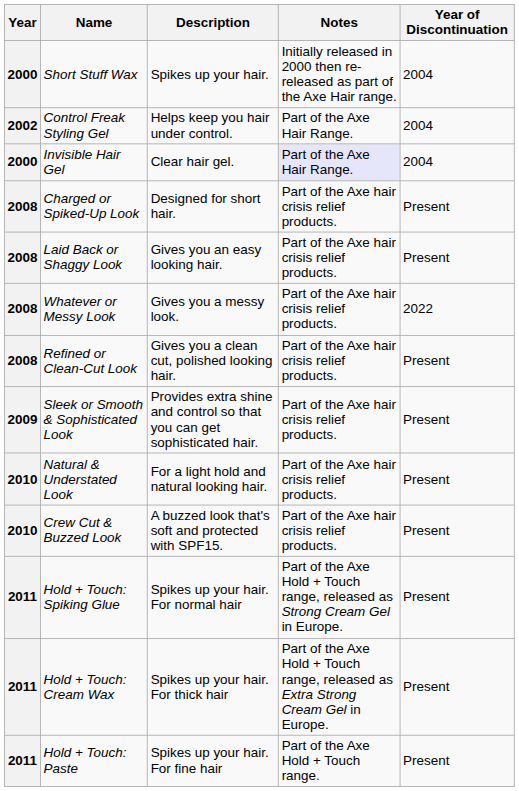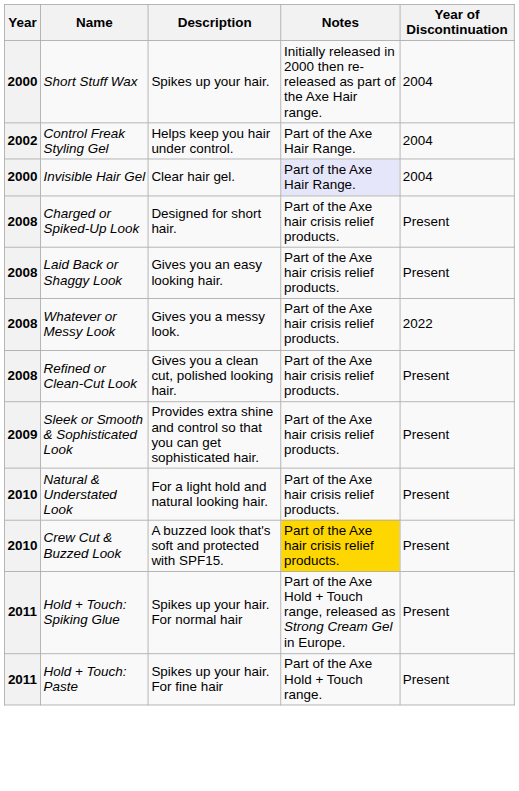(339, 530) no background -> (329, 545) gold background
- row: (85, 686)
